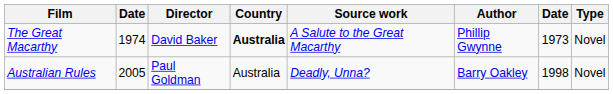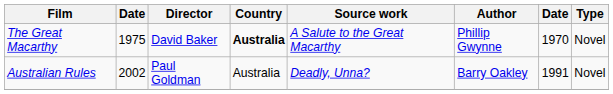(132, 40) 1974 -> (132, 40) 1975
(555, 40) 1973 -> (555, 40) 1970
(132, 73) 2005 -> (132, 73) 2002
(555, 73) 1998 -> (555, 73) 1991
